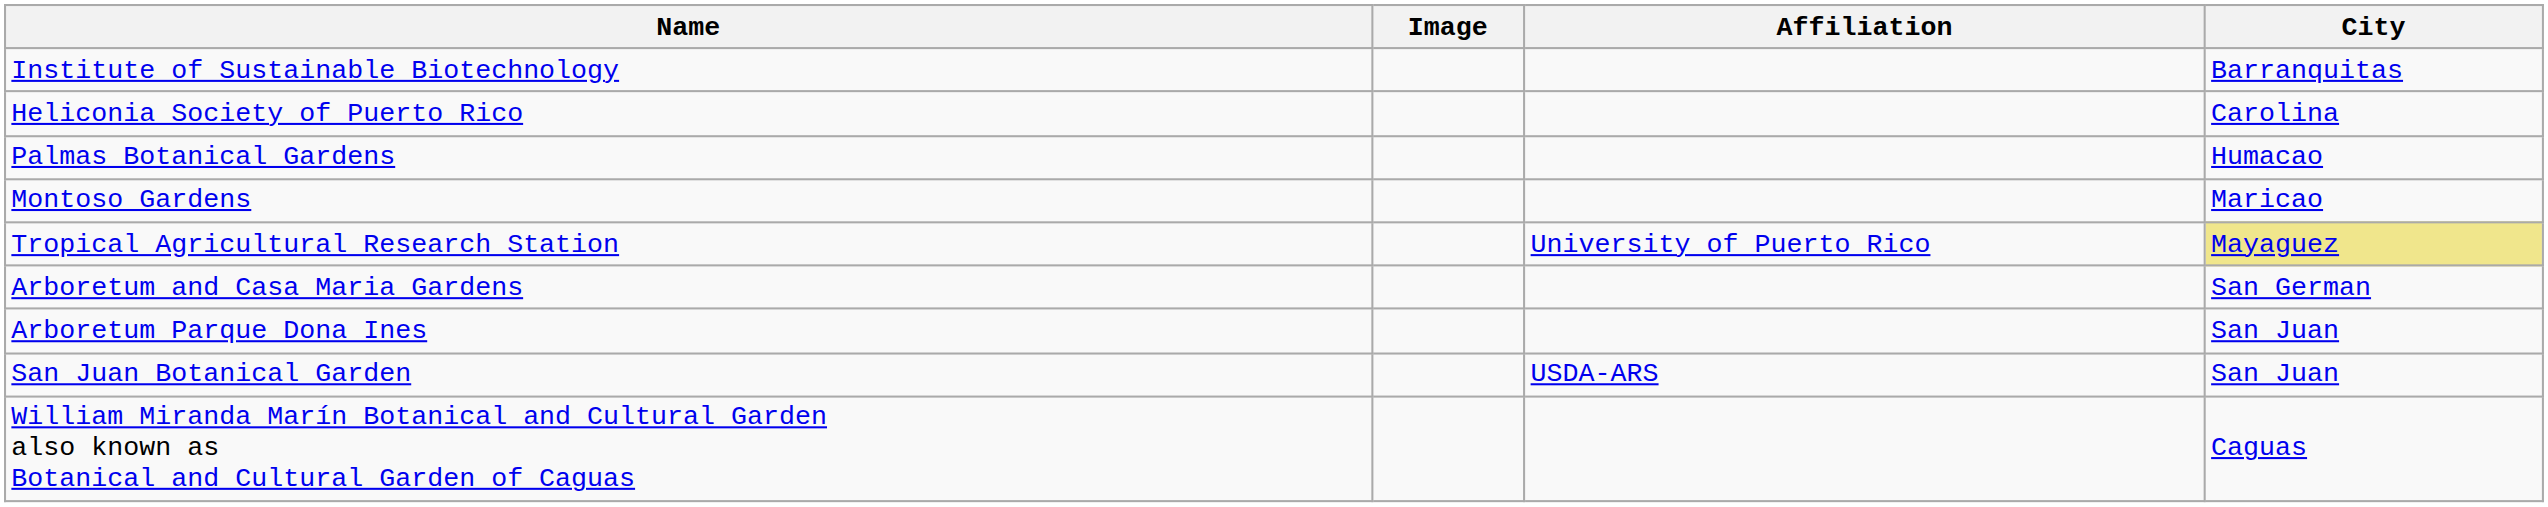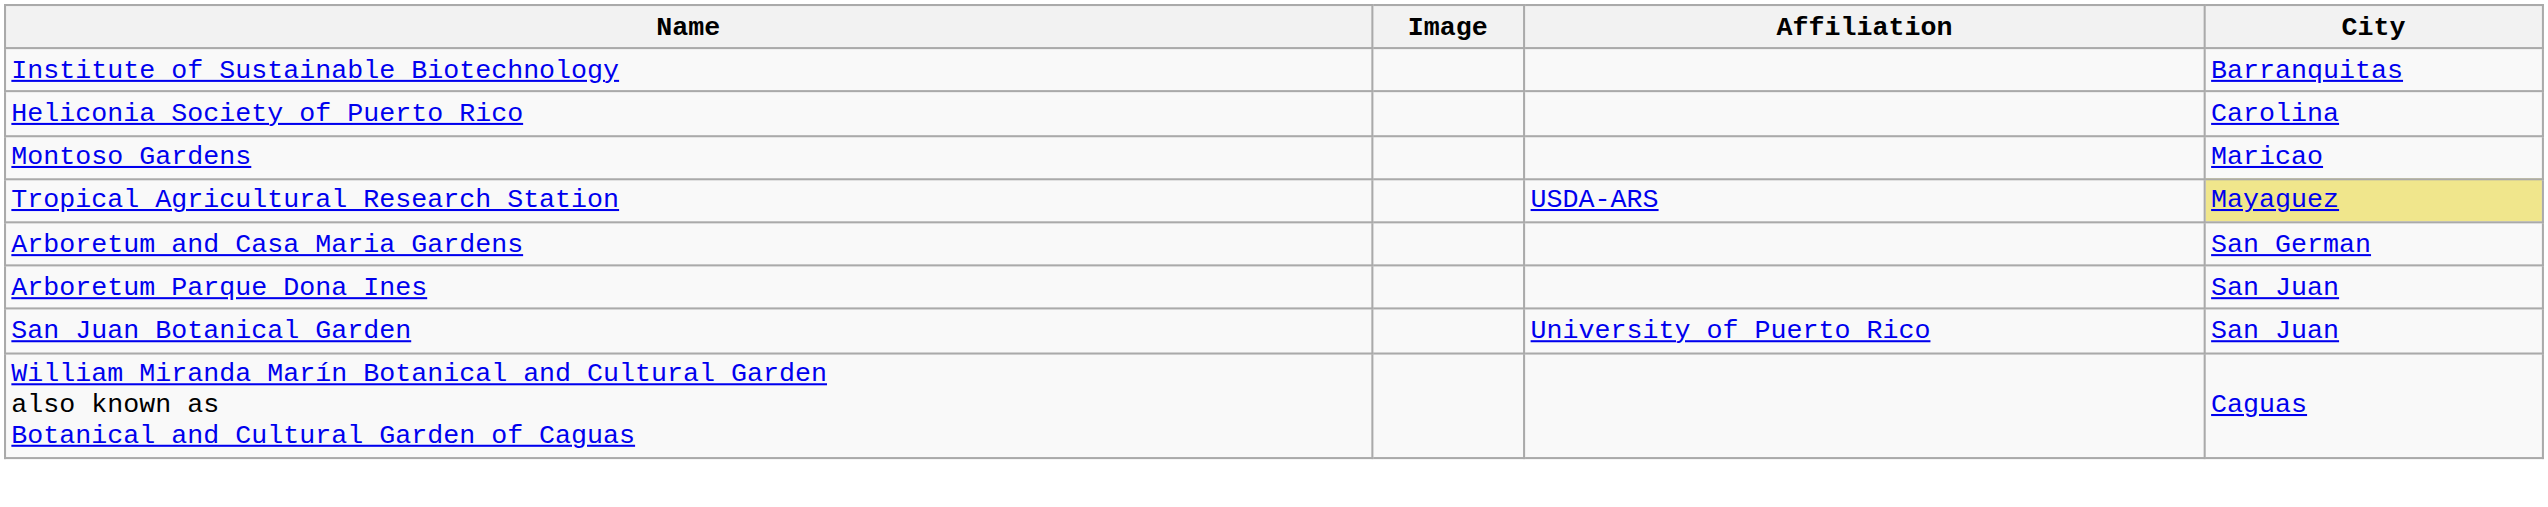- row: (203, 157)
(1731, 244) University of Puerto Rico -> (1595, 200) USDA-ARS
(1595, 374) USDA-ARS -> (1731, 331) University of Puerto Rico
